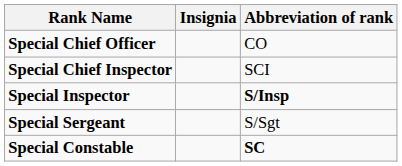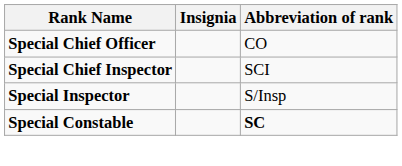(267, 95) bold -> (265, 95) normal
- row: (67, 122)
